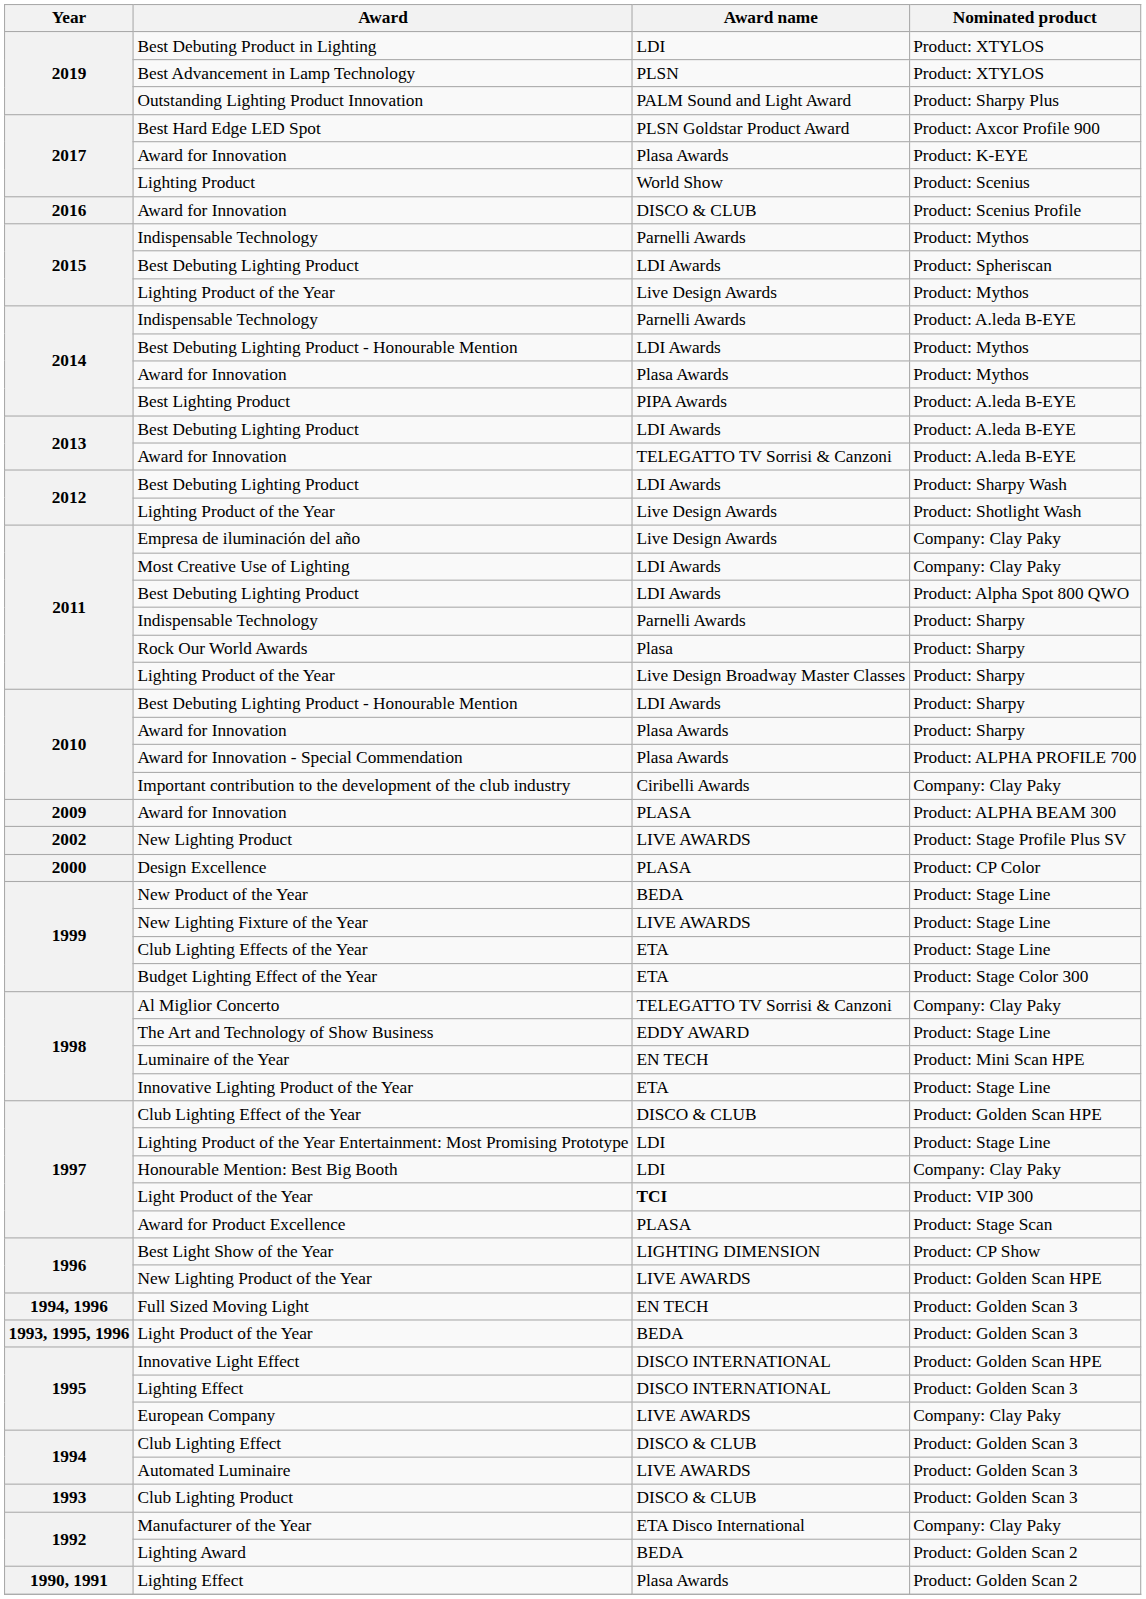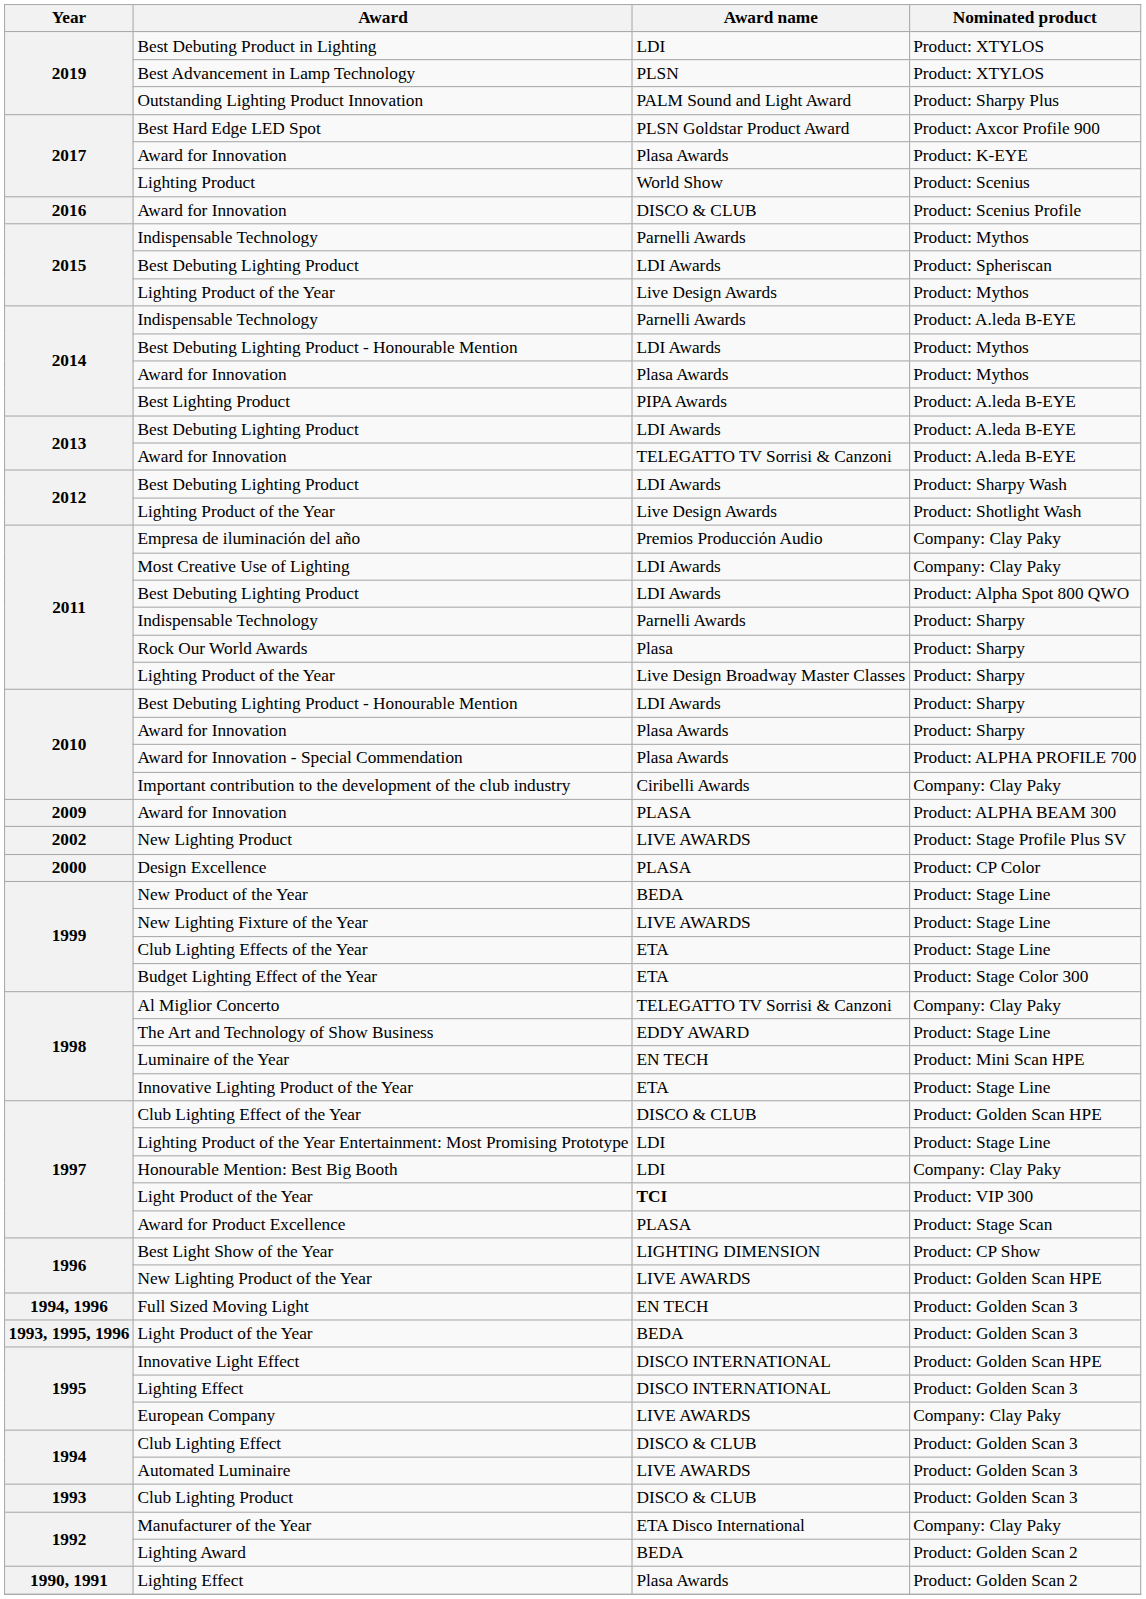(707, 538) Live Design Awards -> (730, 538) Premios Producciόn Audio
